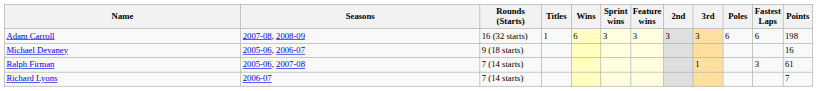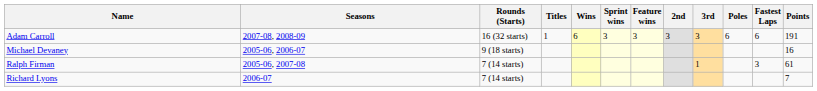(792, 35) 198 -> (792, 35) 191
